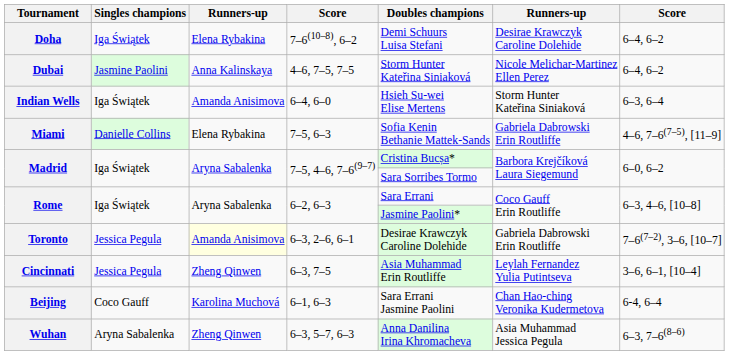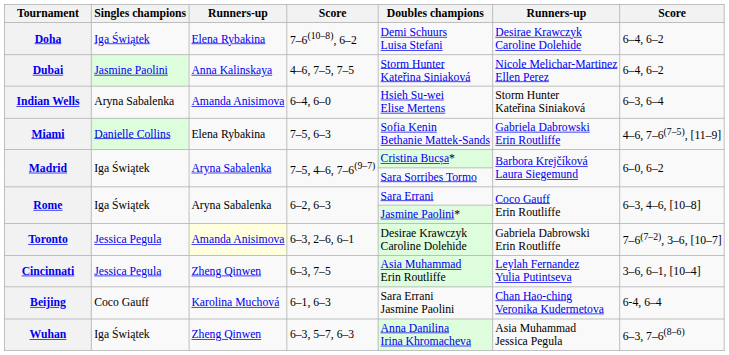(122, 102) Iga Świątek -> (134, 102) Aryna Sabalenka
(134, 334) Aryna Sabalenka -> (122, 334) Iga Świątek
